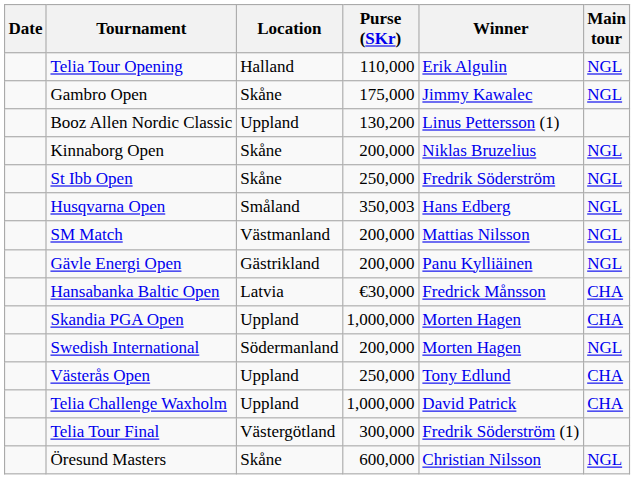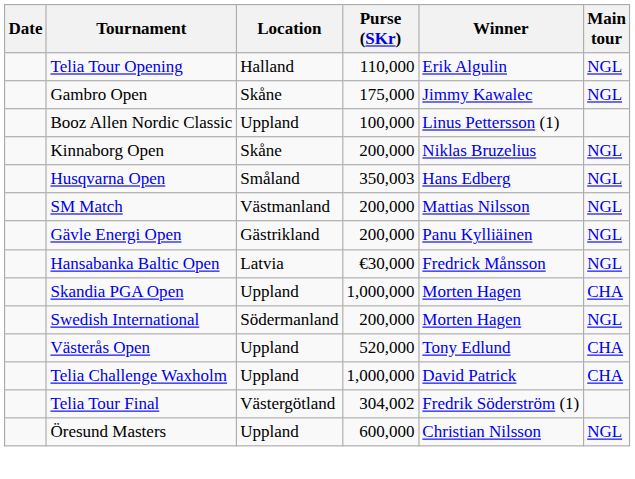(387, 123) 130,200 -> (387, 123) 100,000
- row: (92, 179)
(605, 291) CHA -> (605, 263) NGL
(387, 375) 250,000 -> (387, 347) 520,000
(387, 431) 300,000 -> (387, 403) 304,002
(261, 459) Skåne -> (270, 431) Uppland
